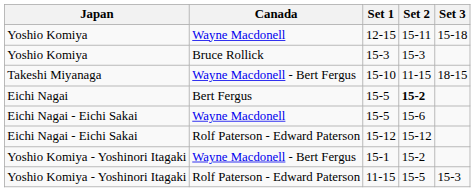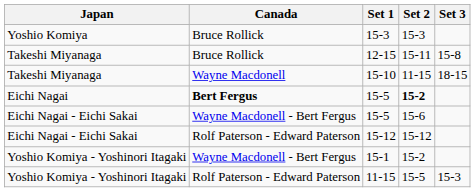- row: (47, 34)
+ row: (54, 55)
(274, 75) Wayne Macdonell - Bert Fergus -> (239, 75) Wayne Macdonell
(222, 95) normal -> (225, 95) bold
(239, 116) Wayne Macdonell -> (274, 116) Wayne Macdonell - Bert Fergus
